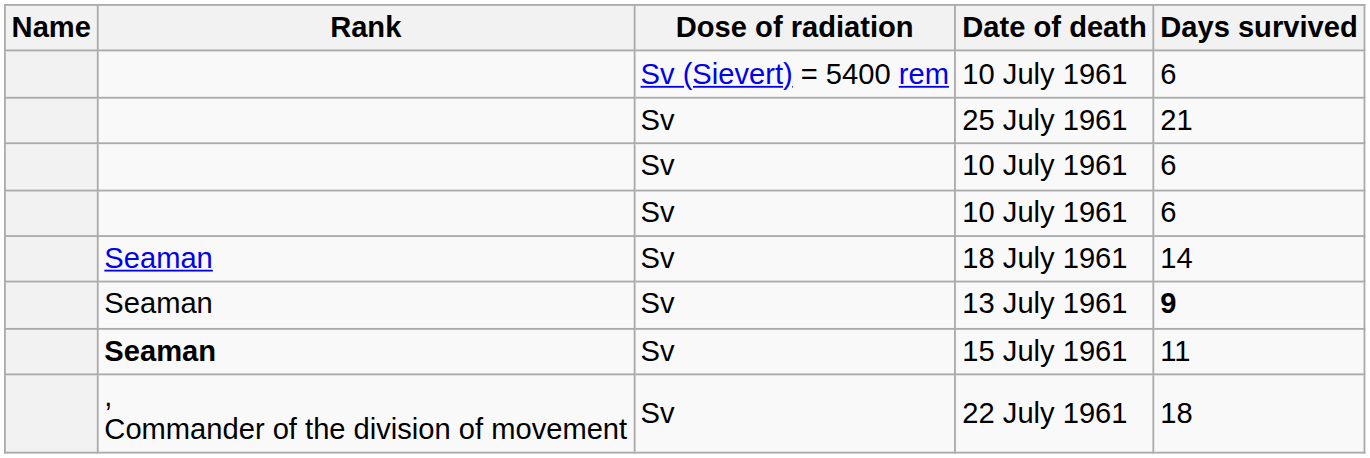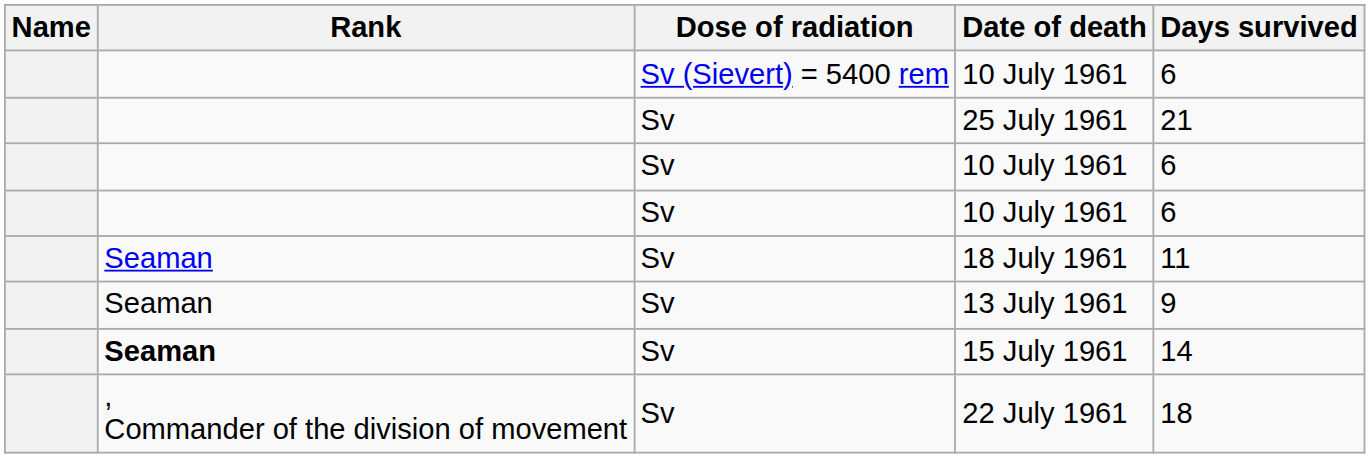(1176, 258) 14 -> (1175, 258) 11
(1168, 304) bold -> (1168, 304) normal
(1175, 350) 11 -> (1176, 350) 14
